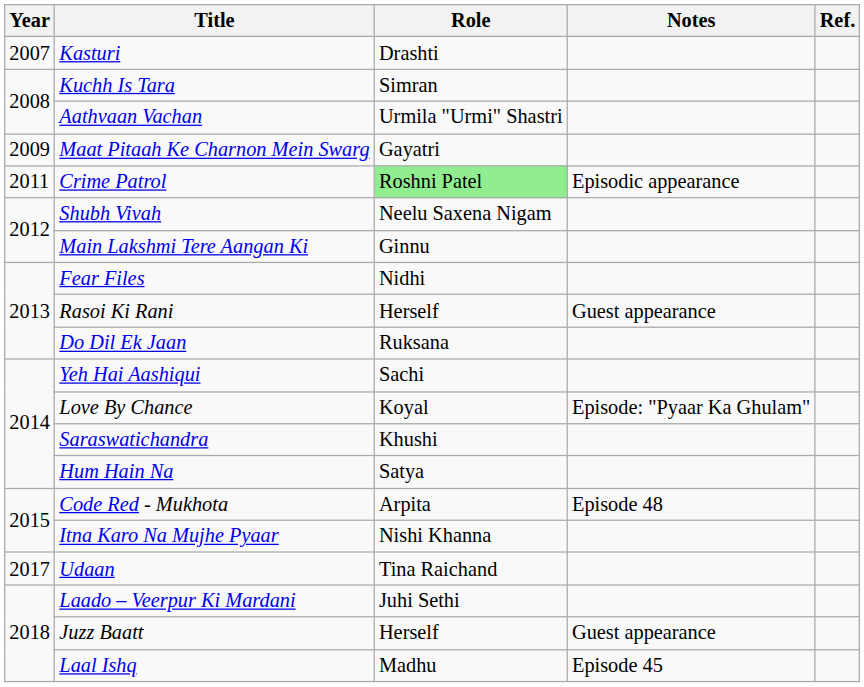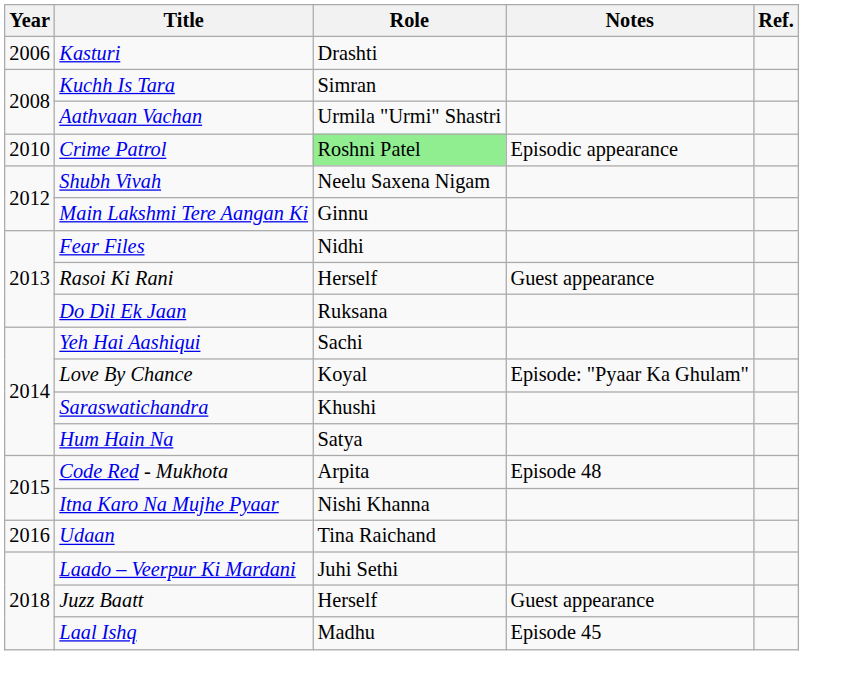(30, 52) 2007 -> (30, 52) 2006
- row: (214, 149)
(29, 181) 2011 -> (30, 149) 2010
(30, 568) 2017 -> (30, 536) 2016
